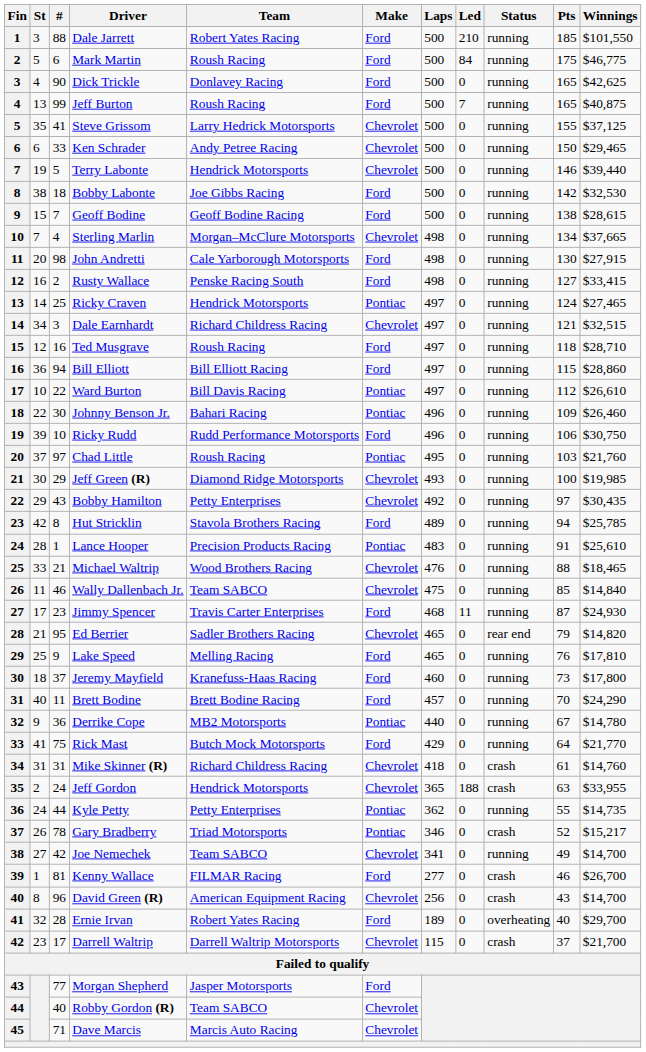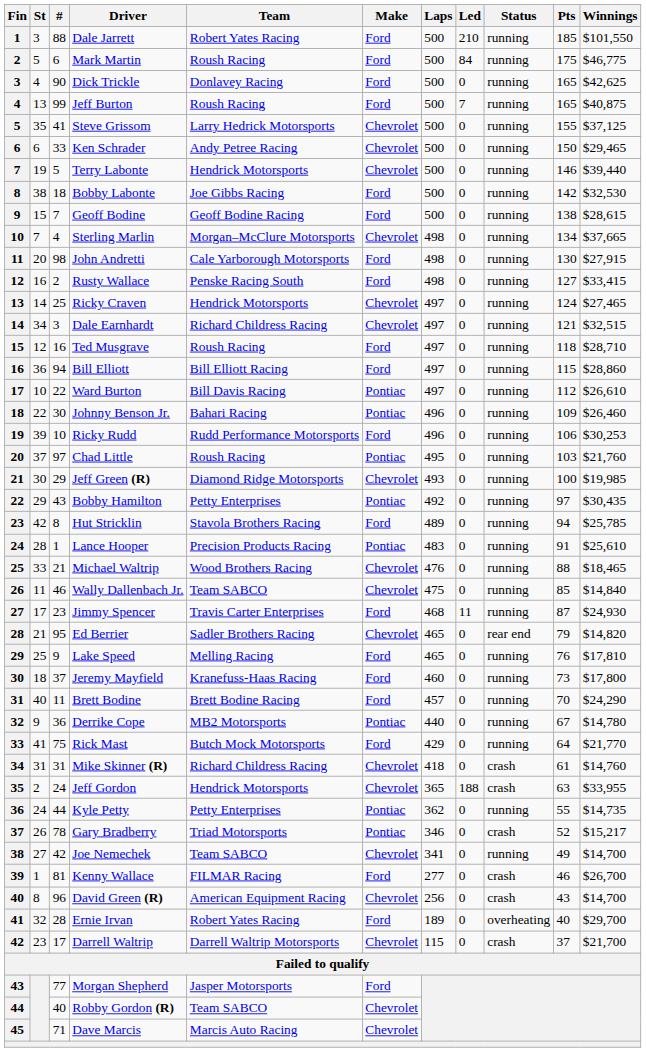(385, 302) Pontiac -> (392, 302) Chevrolet
(604, 434) $30,750 -> (604, 434) $30,253
(392, 500) Chevrolet -> (385, 500) Pontiac
